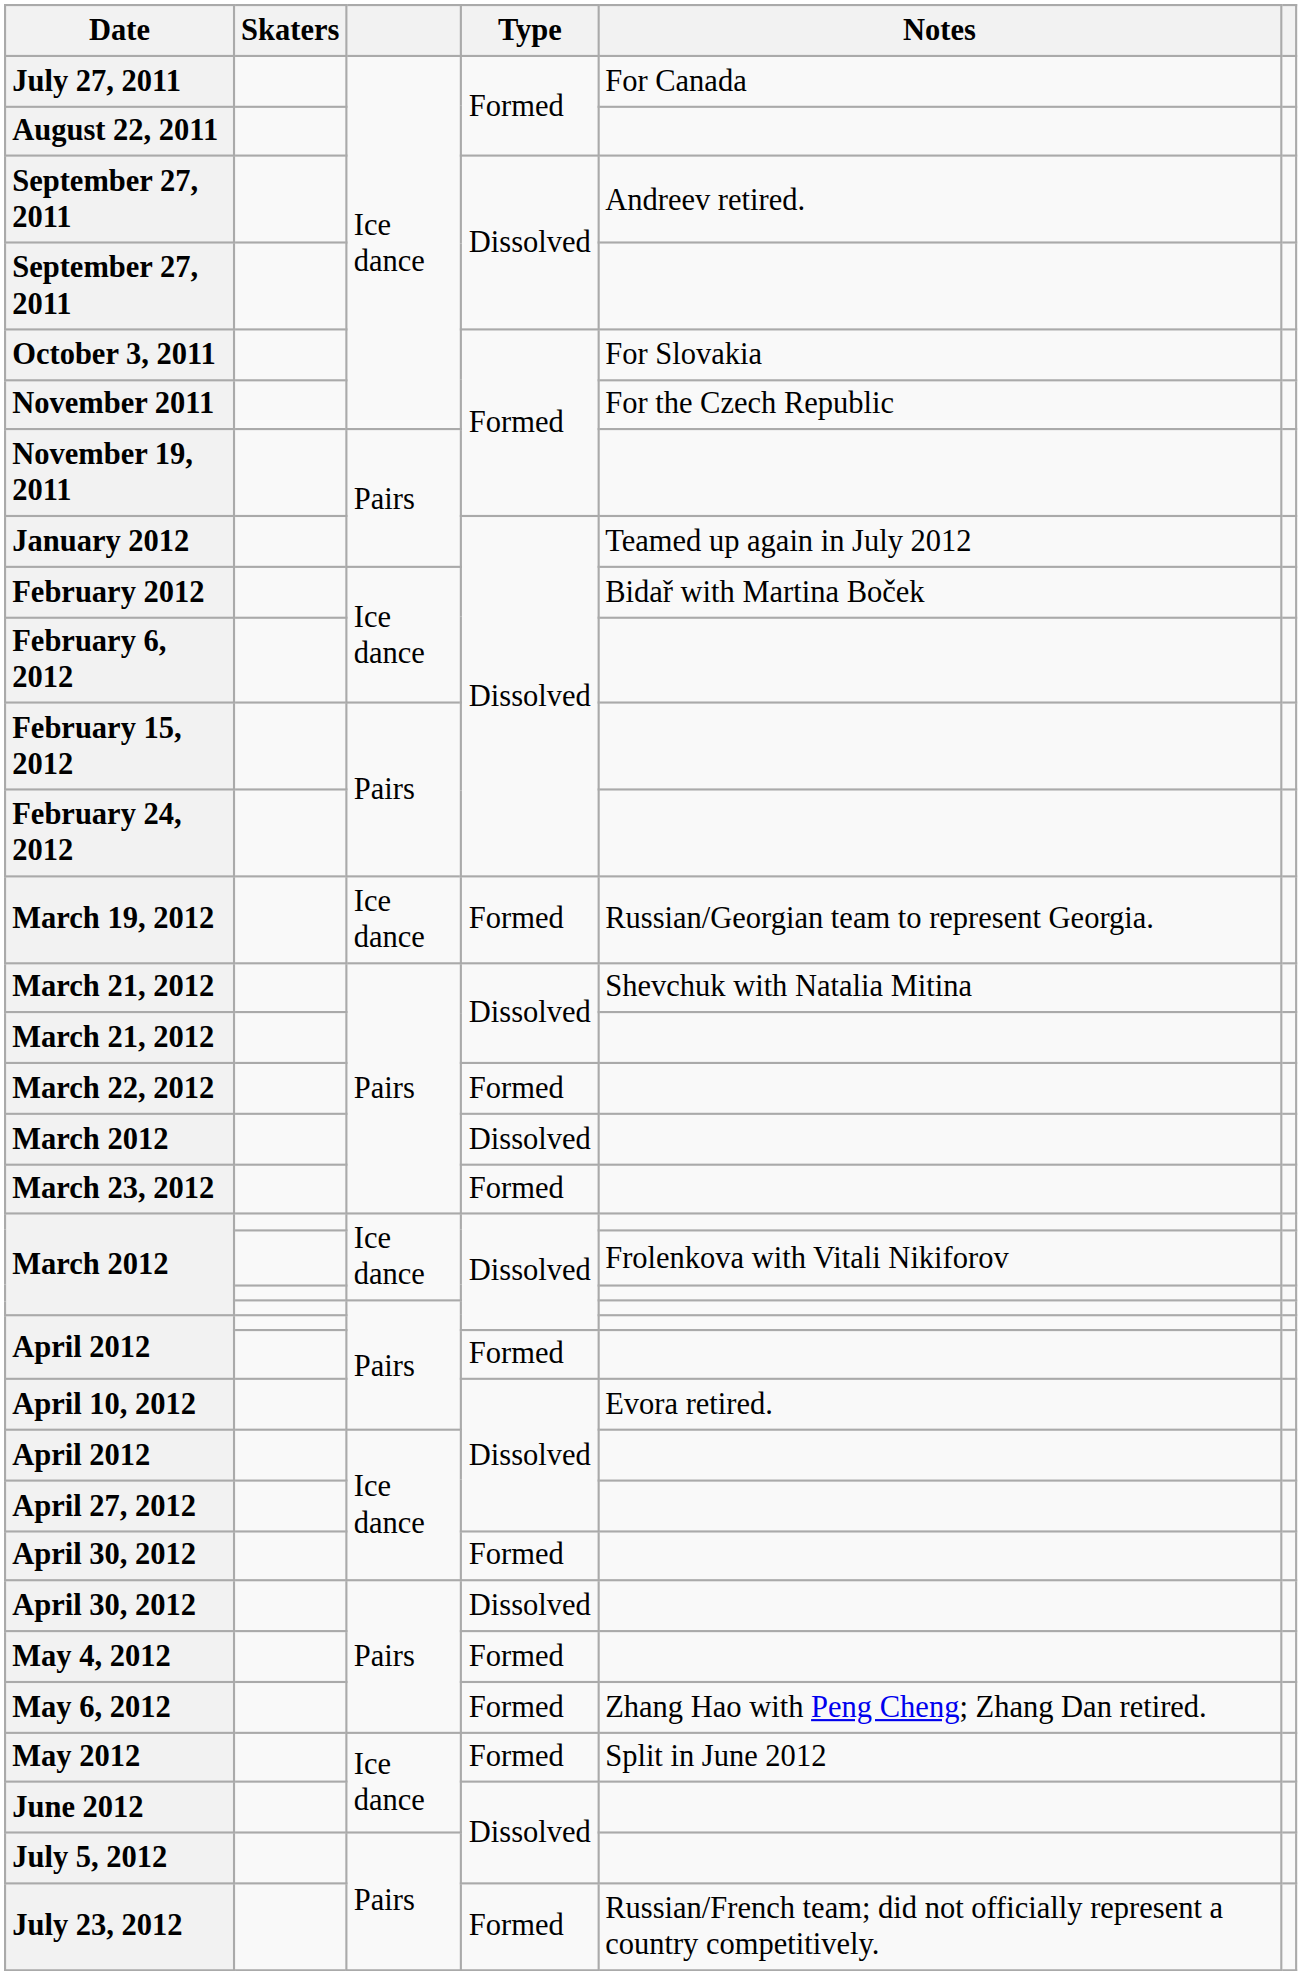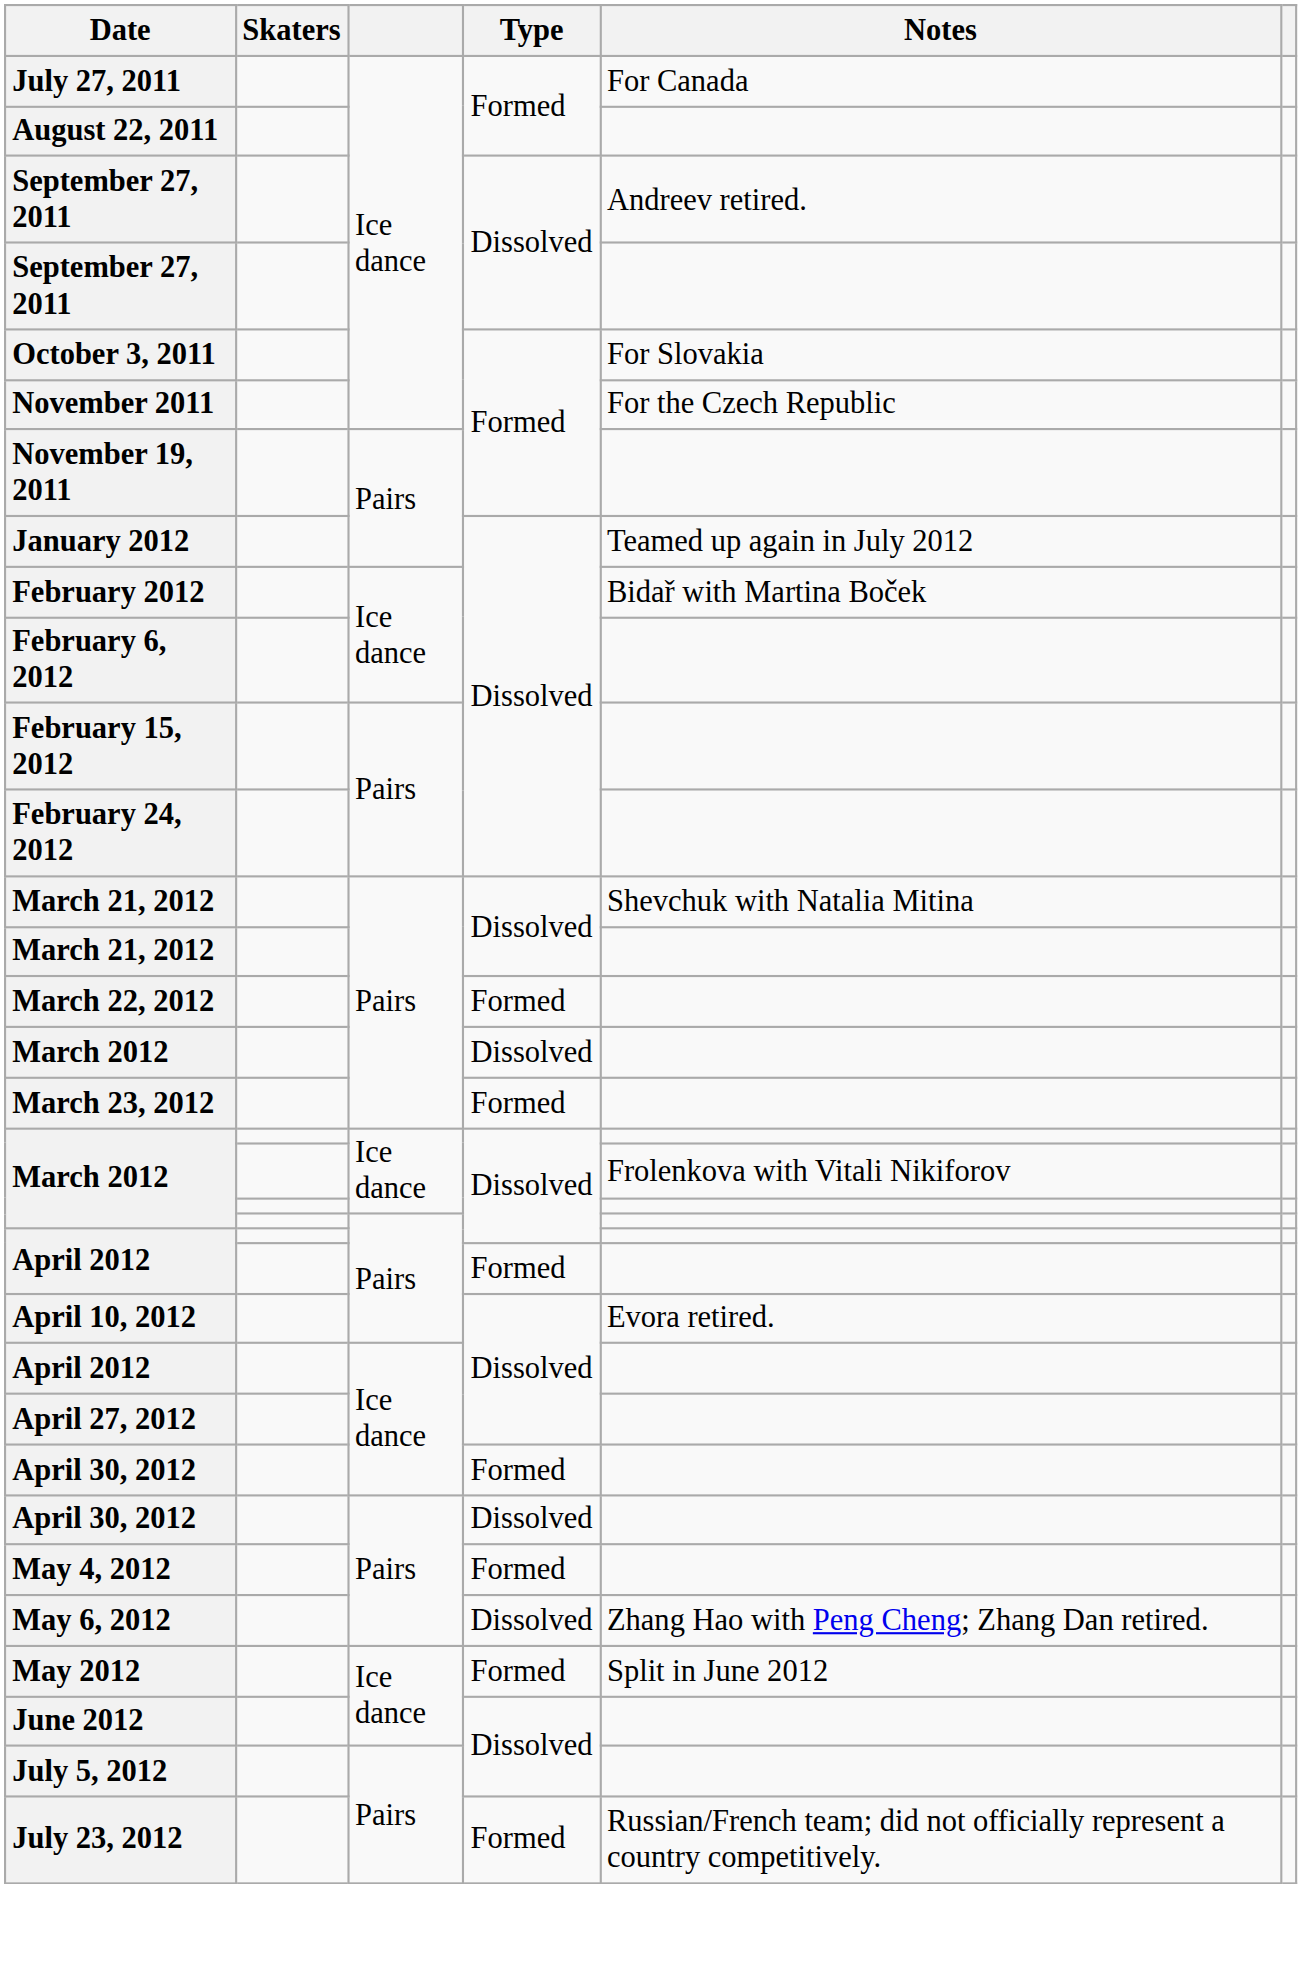- row: (113, 918)
(516, 1706) Formed -> (532, 1620) Dissolved
